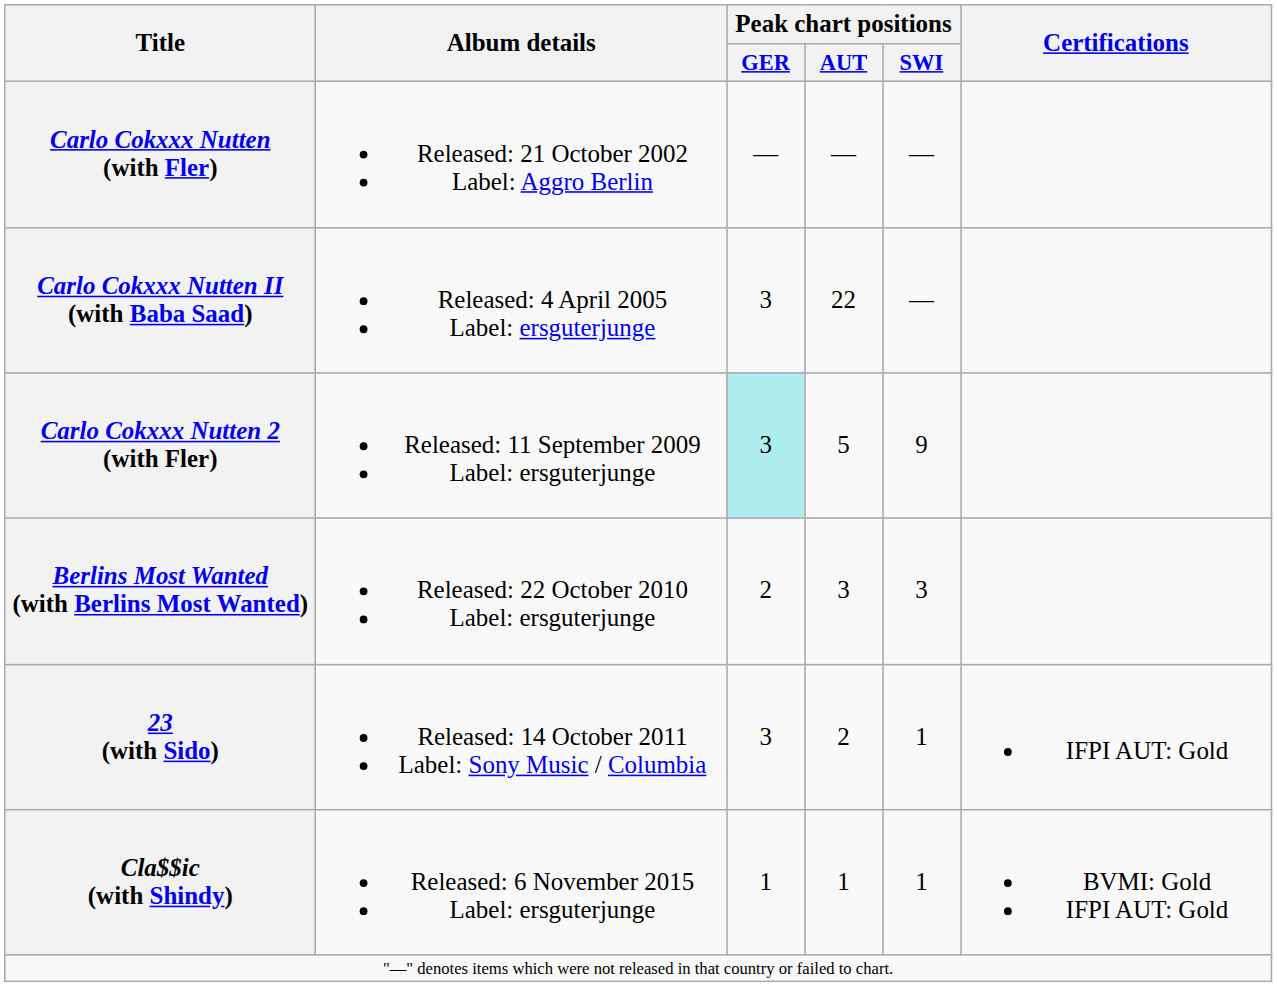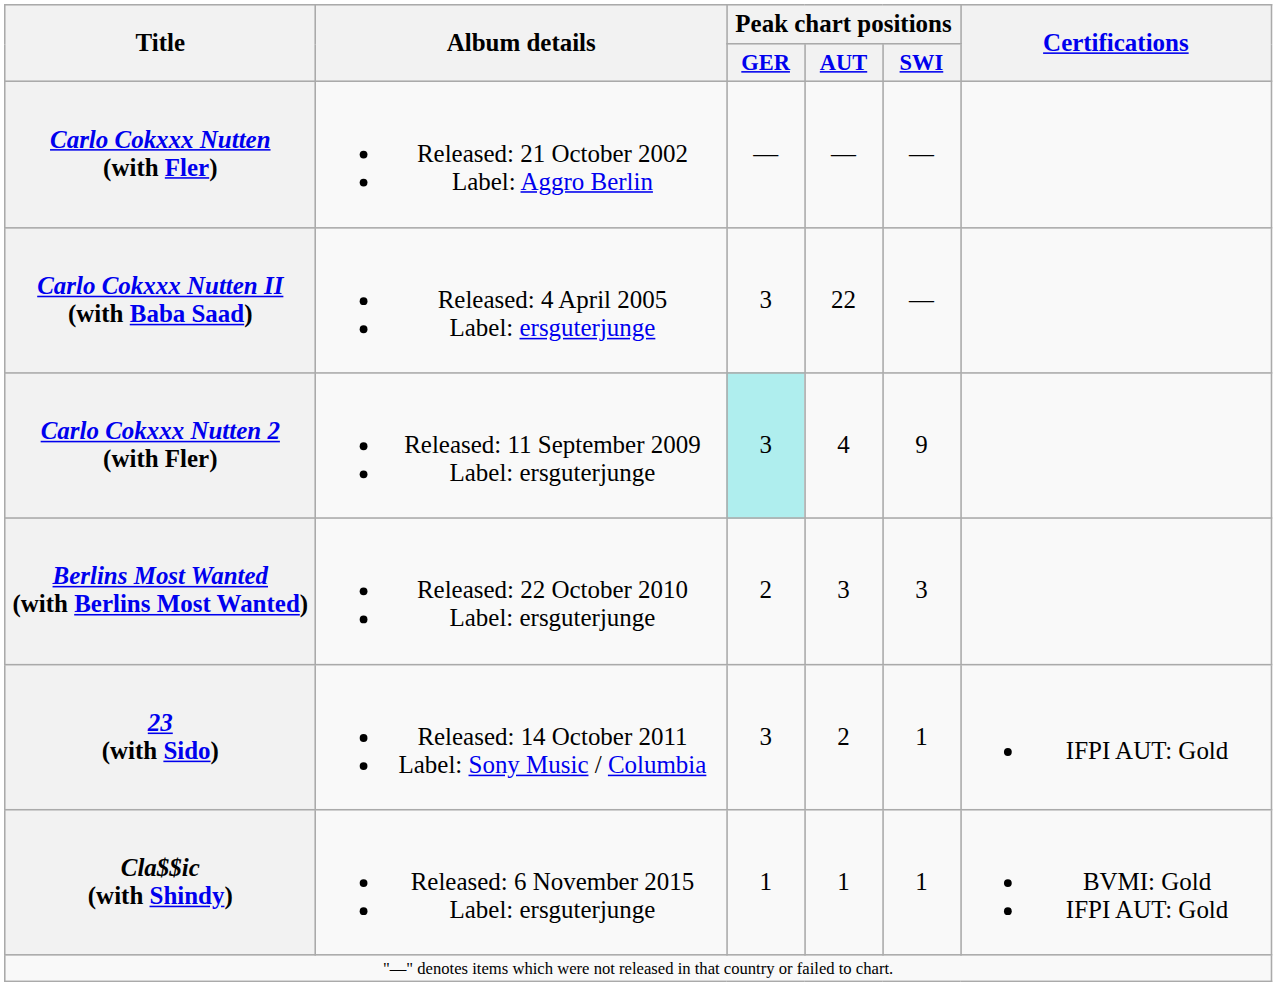(844, 445) 5 -> (844, 445) 4
